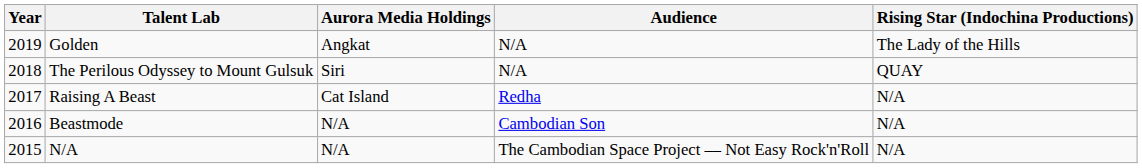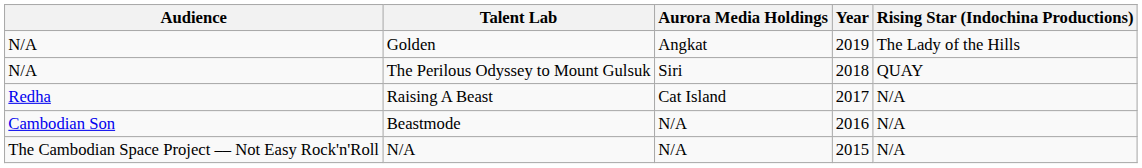columns swapped: (25, 17) <-> (684, 17)
